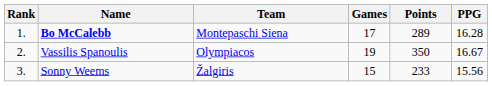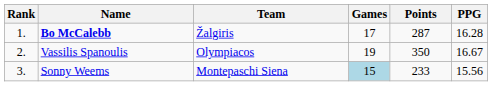(242, 33) Montepaschi Siena -> (215, 33) Žalgiris
(421, 33) 289 -> (421, 33) 287
(215, 71) Žalgiris -> (242, 71) Montepaschi Siena
(369, 71) no background -> (369, 71) lightblue background
